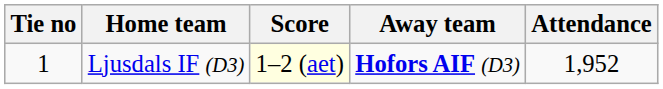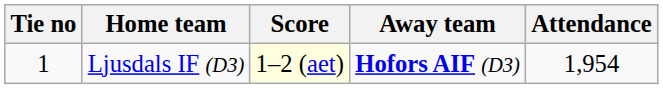(592, 63) 1,952 -> (592, 63) 1,954
